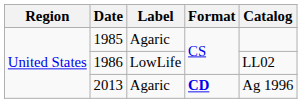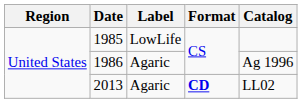(150, 39) Agaric -> (156, 39) LowLife
(156, 62) LowLife -> (150, 62) Agaric
(259, 62) LL02 -> (268, 62) Ag 1996
(268, 86) Ag 1996 -> (259, 86) LL02
